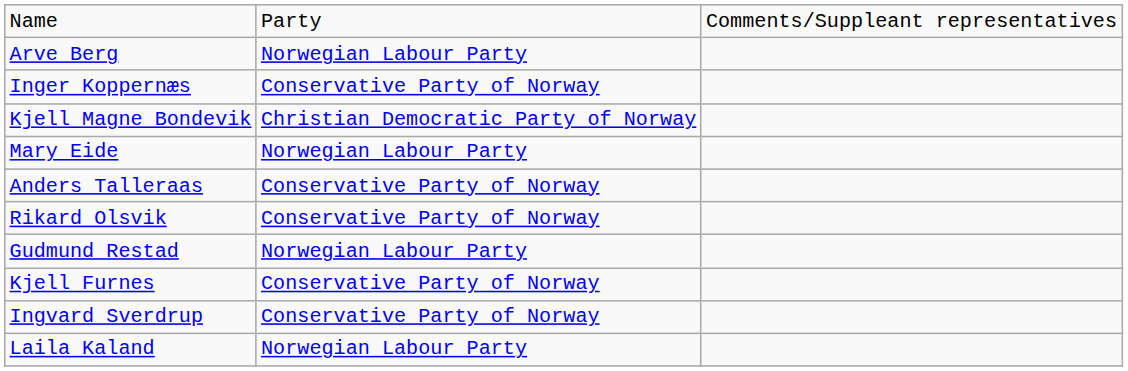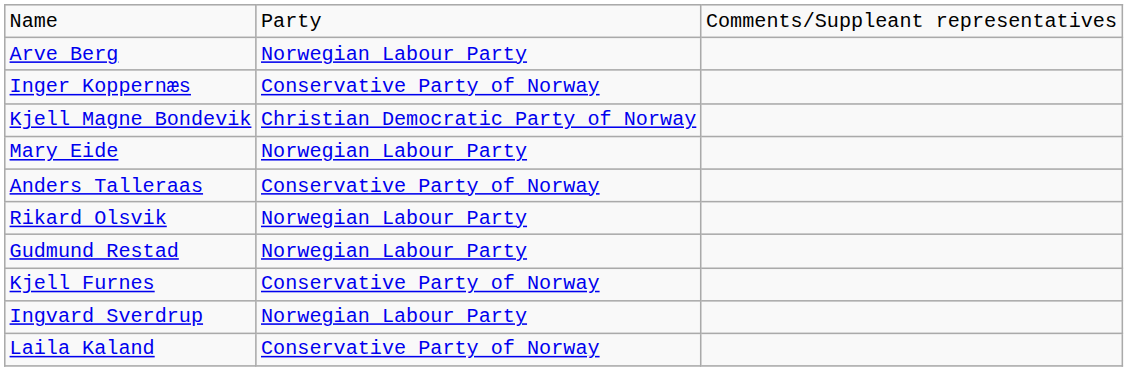(430, 218) Conservative Party of Norway -> (394, 218) Norwegian Labour Party
(430, 317) Conservative Party of Norway -> (394, 317) Norwegian Labour Party
(394, 350) Norwegian Labour Party -> (430, 350) Conservative Party of Norway
